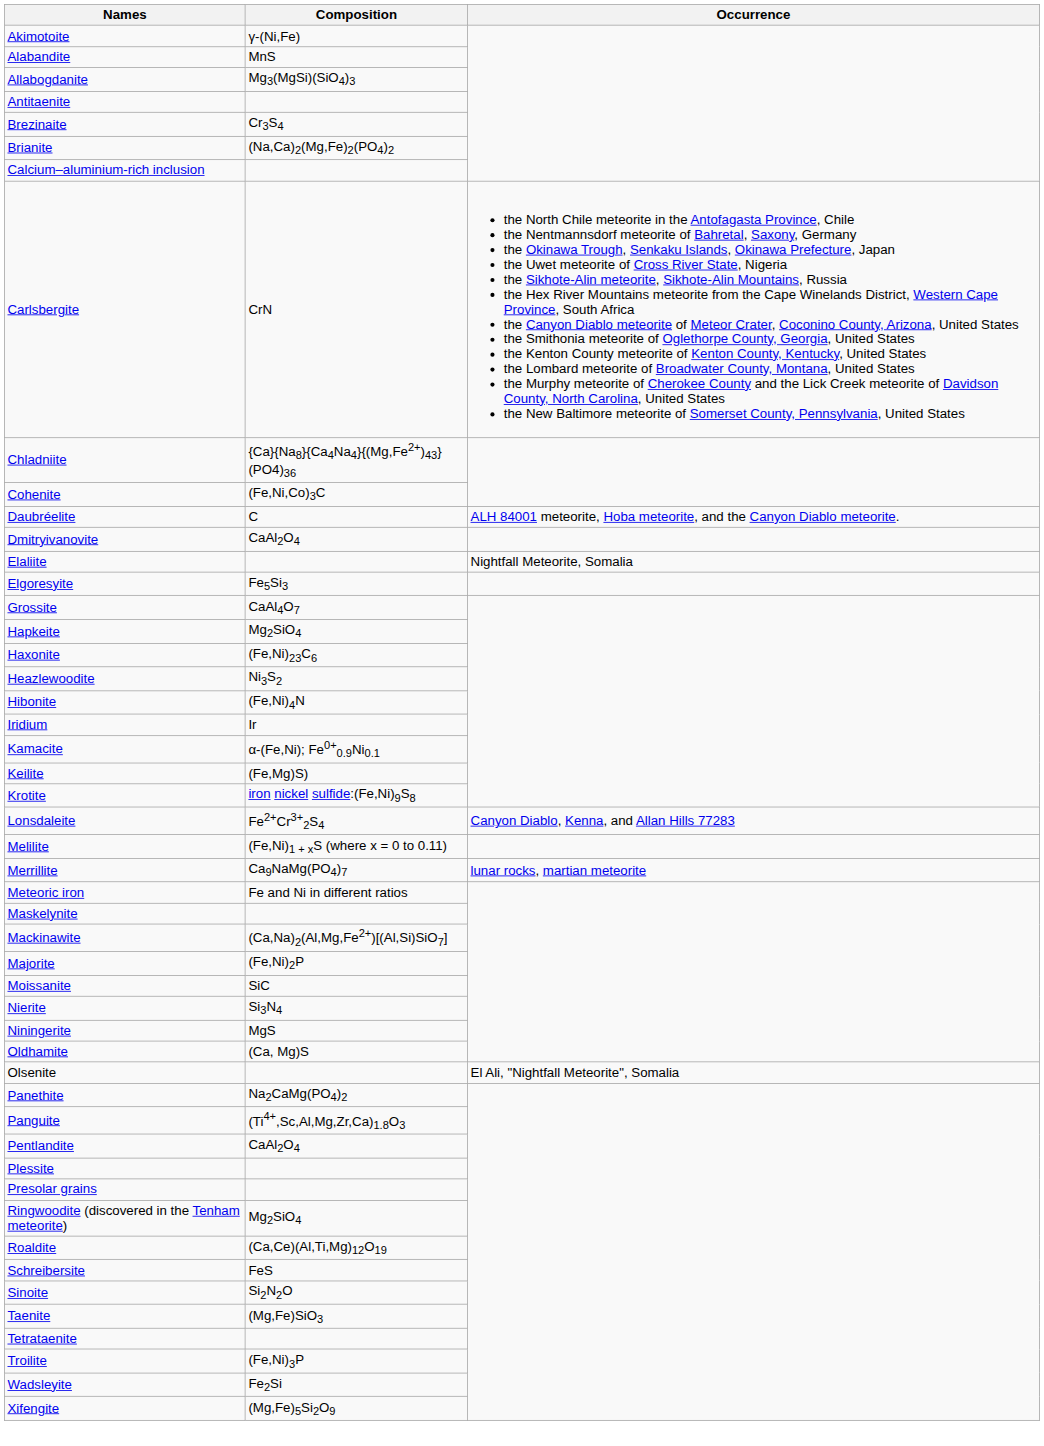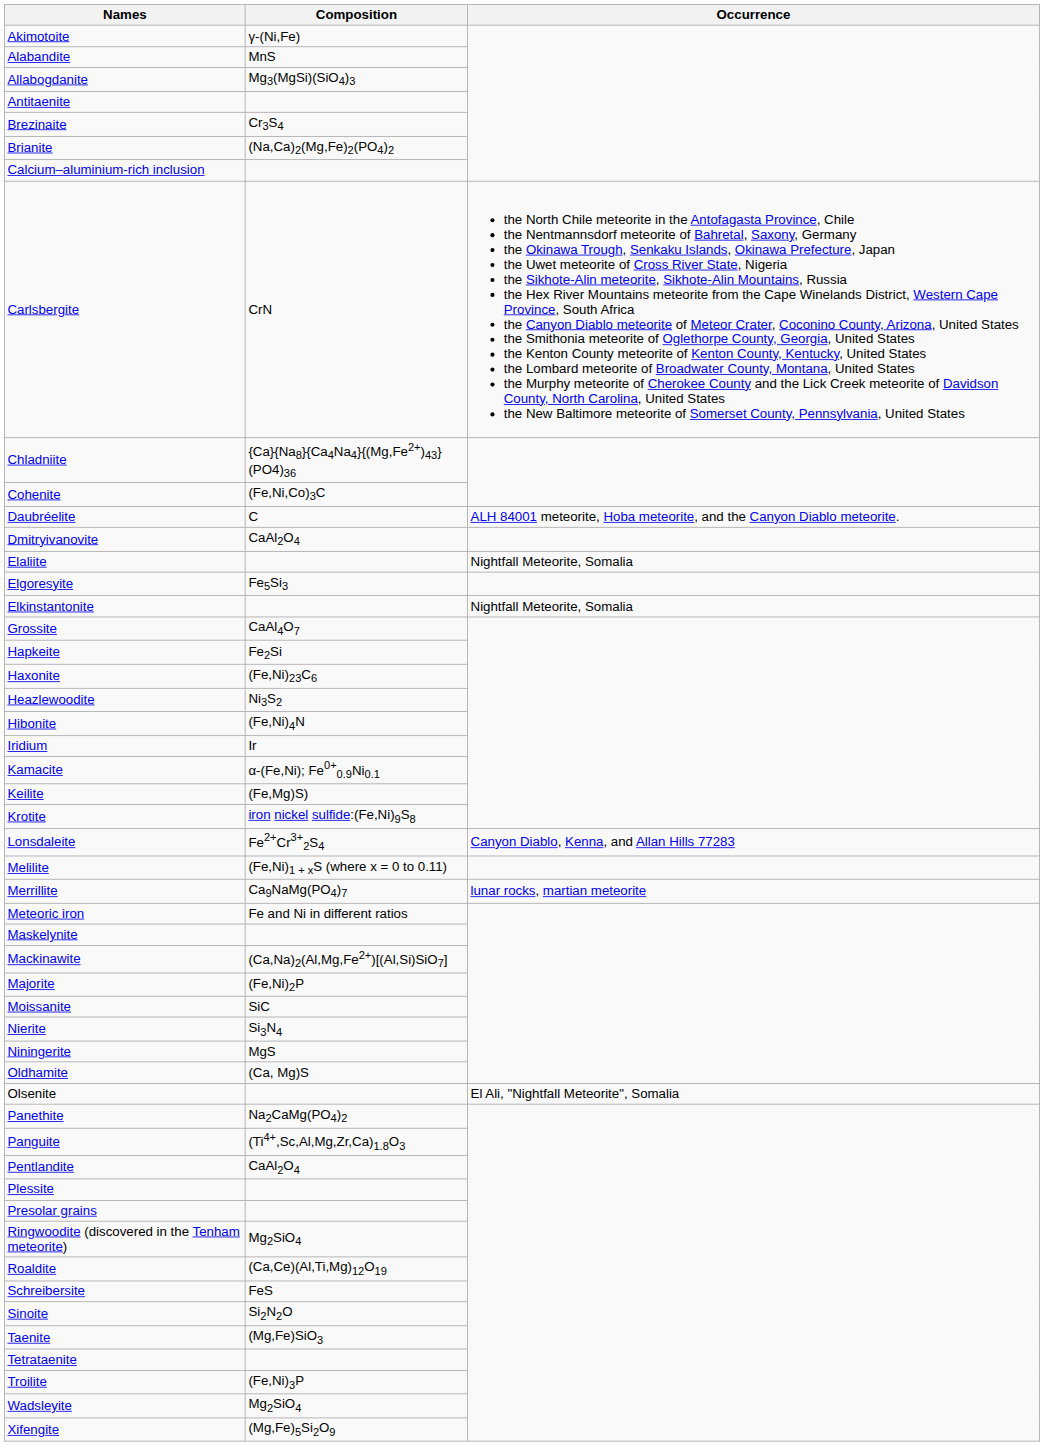+ row: (51, 606)
(275, 631) Mg2SiO4 -> (265, 652) Fe2Si
(265, 1385) Fe2Si -> (275, 1406) Mg2SiO4
